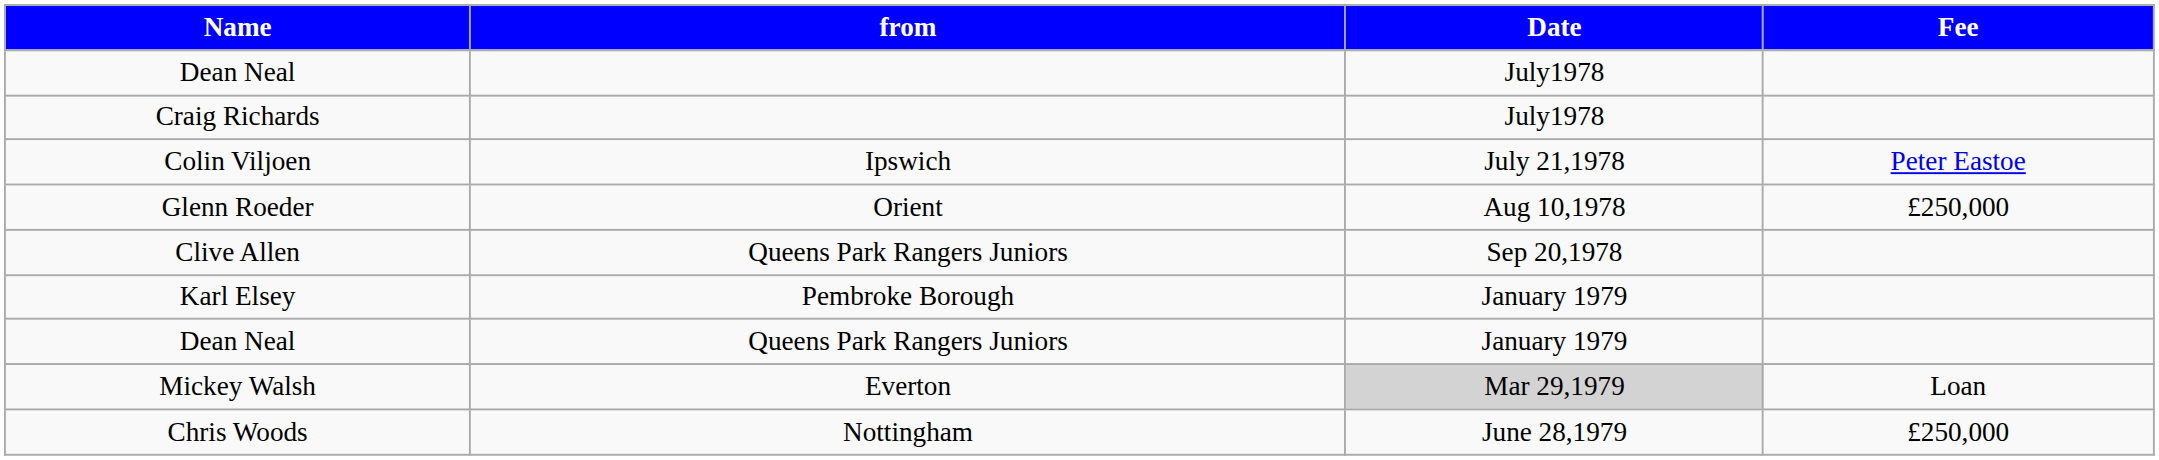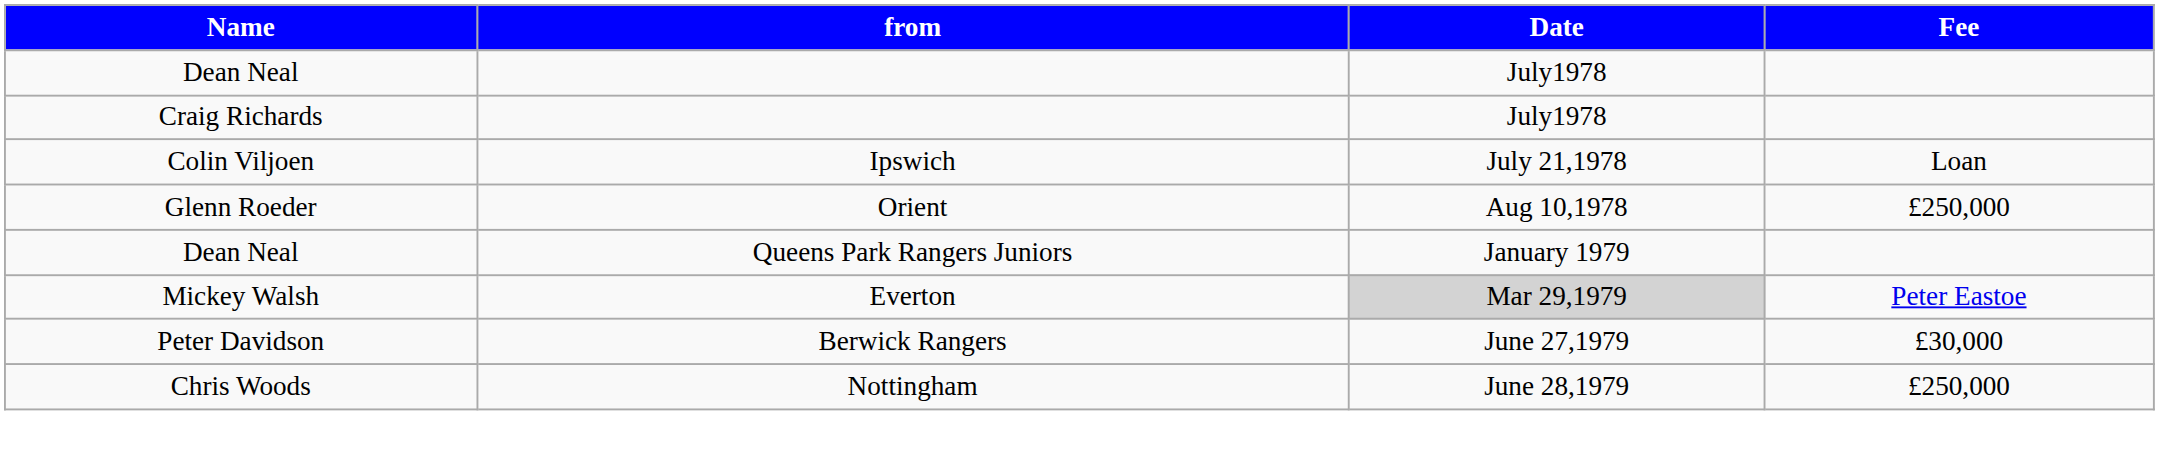(1958, 161) Peter Eastoe -> (1959, 161) Loan
- row: (238, 251)
- row: (238, 296)
(1958, 386) Loan -> (1959, 296) Peter Eastoe
+ row: (241, 341)
